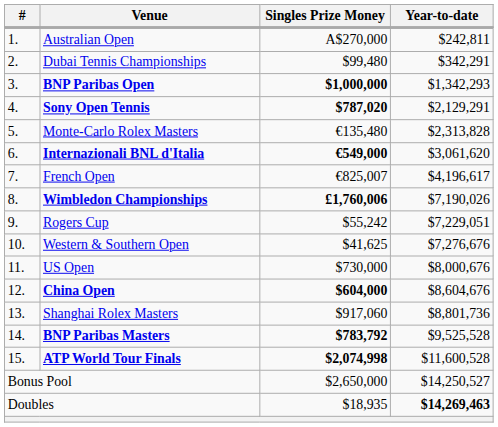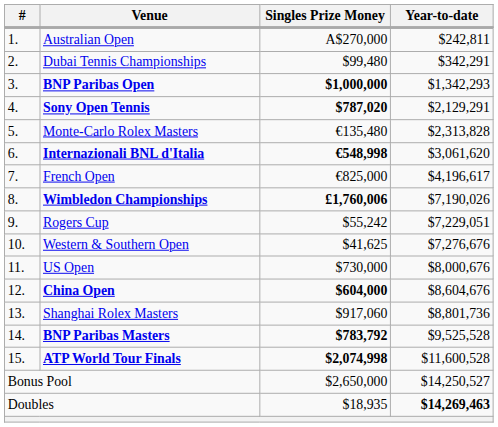(361, 154) €549,000 -> (361, 154) €548,998
(361, 176) €825,007 -> (361, 176) €825,000
